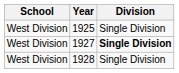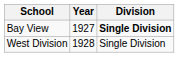- row: (83, 28)
(37, 44) West Division -> (28, 28) Bay View
